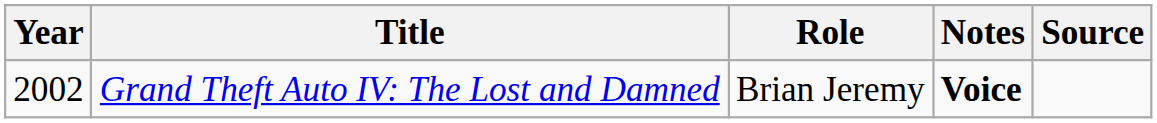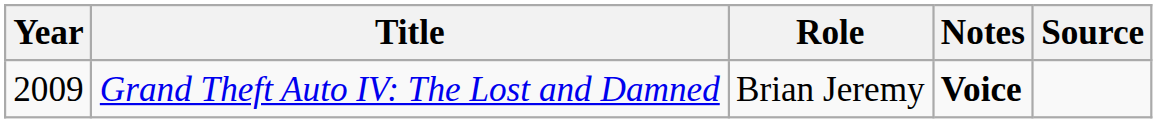(48, 88) 2002 -> (48, 88) 2009
